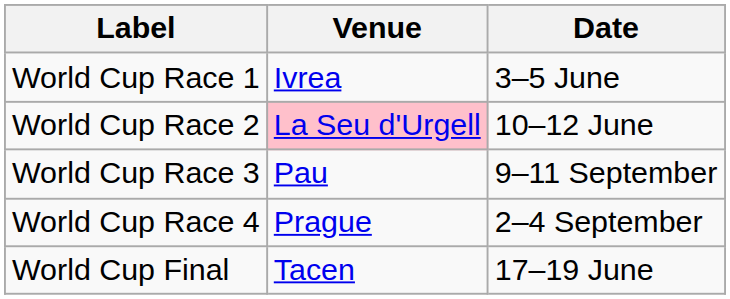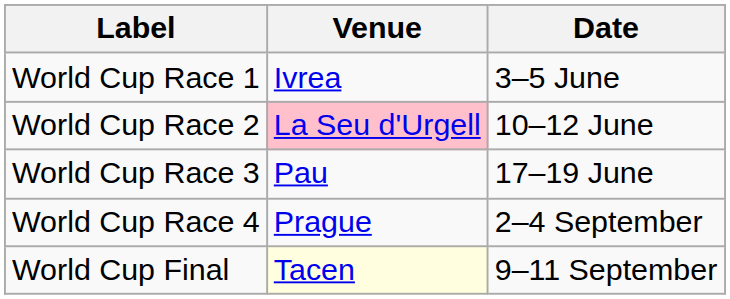(606, 173) 9–11 September -> (574, 173) 17–19 June
(314, 269) no background -> (314, 269) lightyellow background
(574, 269) 17–19 June -> (606, 269) 9–11 September
